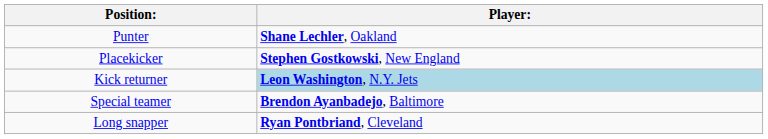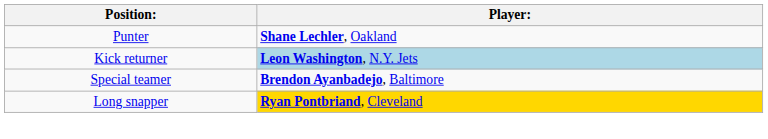- row: (131, 58)
(341, 123) no background -> (341, 101) gold background
